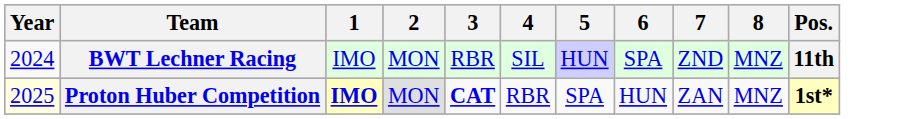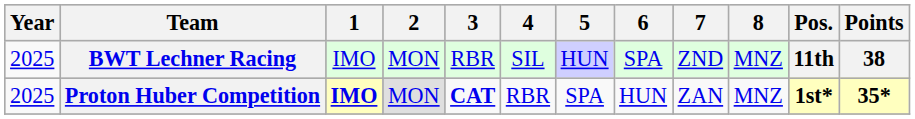+ column: (874, 22)
(32, 58) 2024 -> (32, 58) 2025
(32, 95) lightyellow background -> (32, 95) no background
